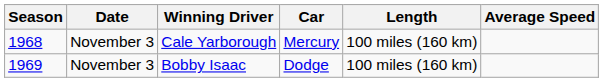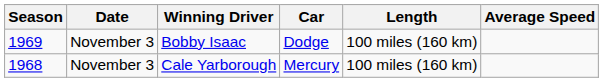rows swapped: (219, 41) <-> (204, 66)
